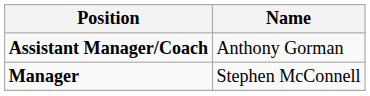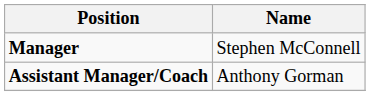rows swapped: (44, 76) <-> (108, 47)
